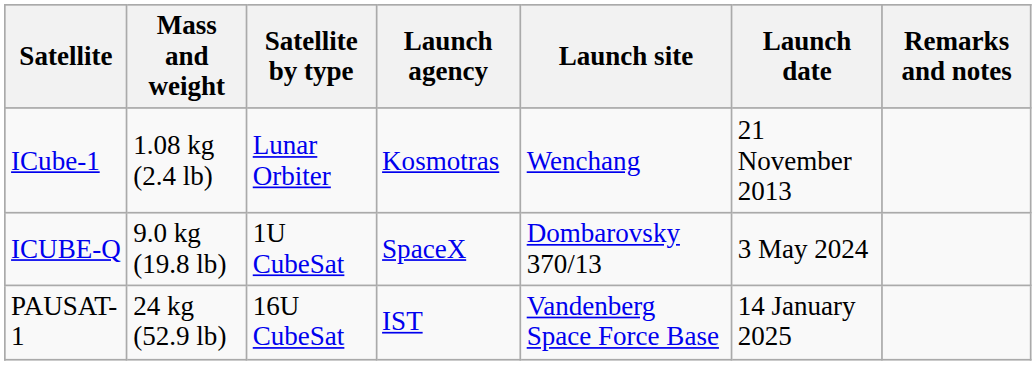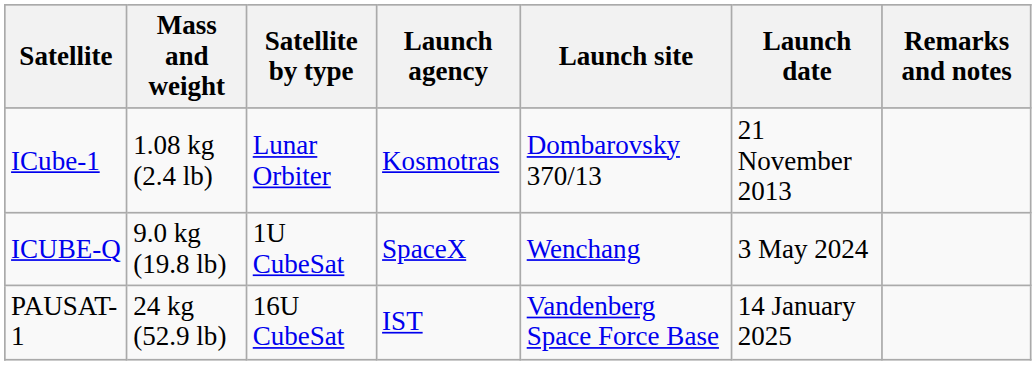(583, 160) Wenchang -> (603, 160) Dombarovsky 370/13
(603, 248) Dombarovsky 370/13 -> (583, 248) Wenchang
